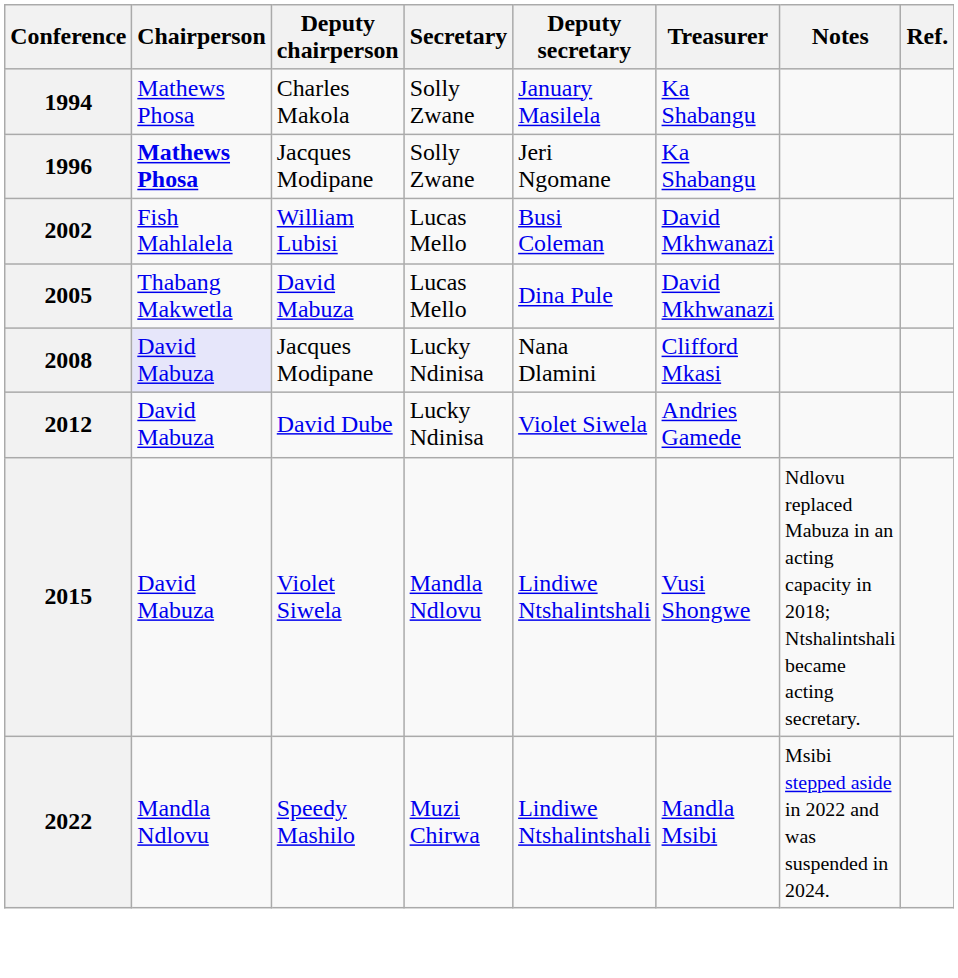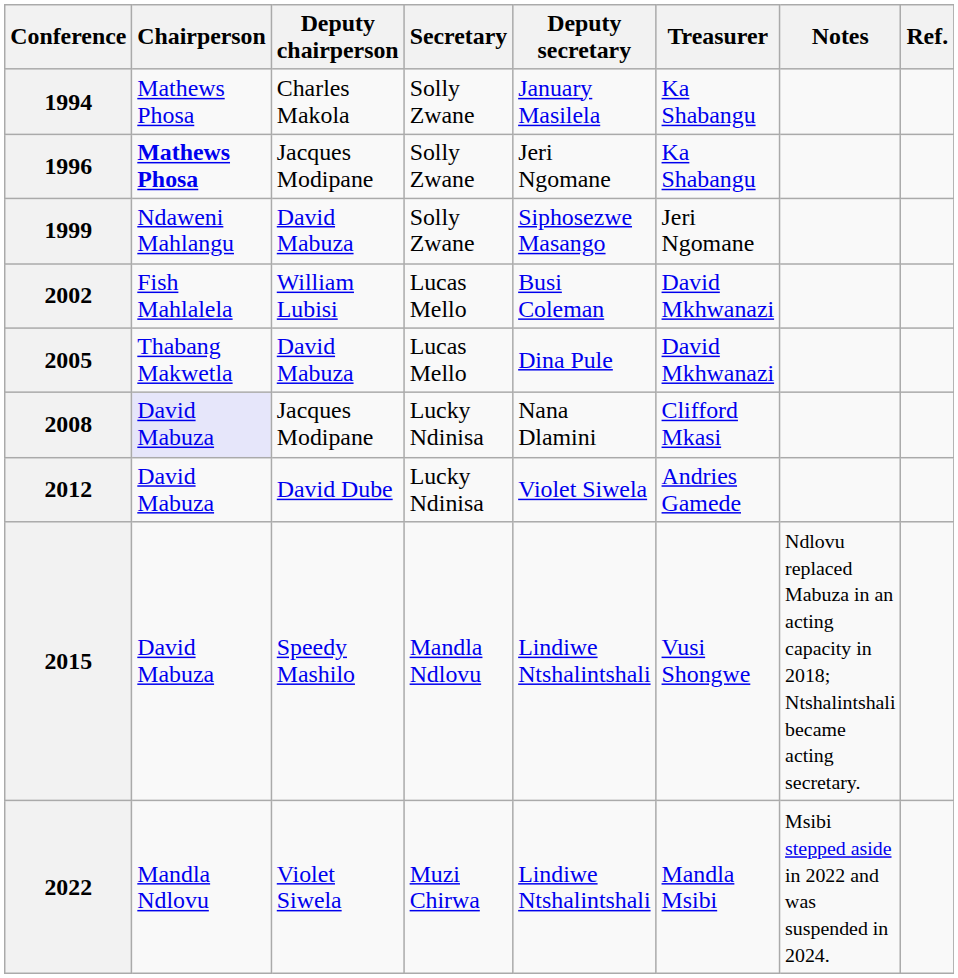+ row: (68, 230)
(309, 596) Violet Siwela -> (316, 661) Speedy Mashilo
(316, 822) Speedy Mashilo -> (309, 886) Violet Siwela
